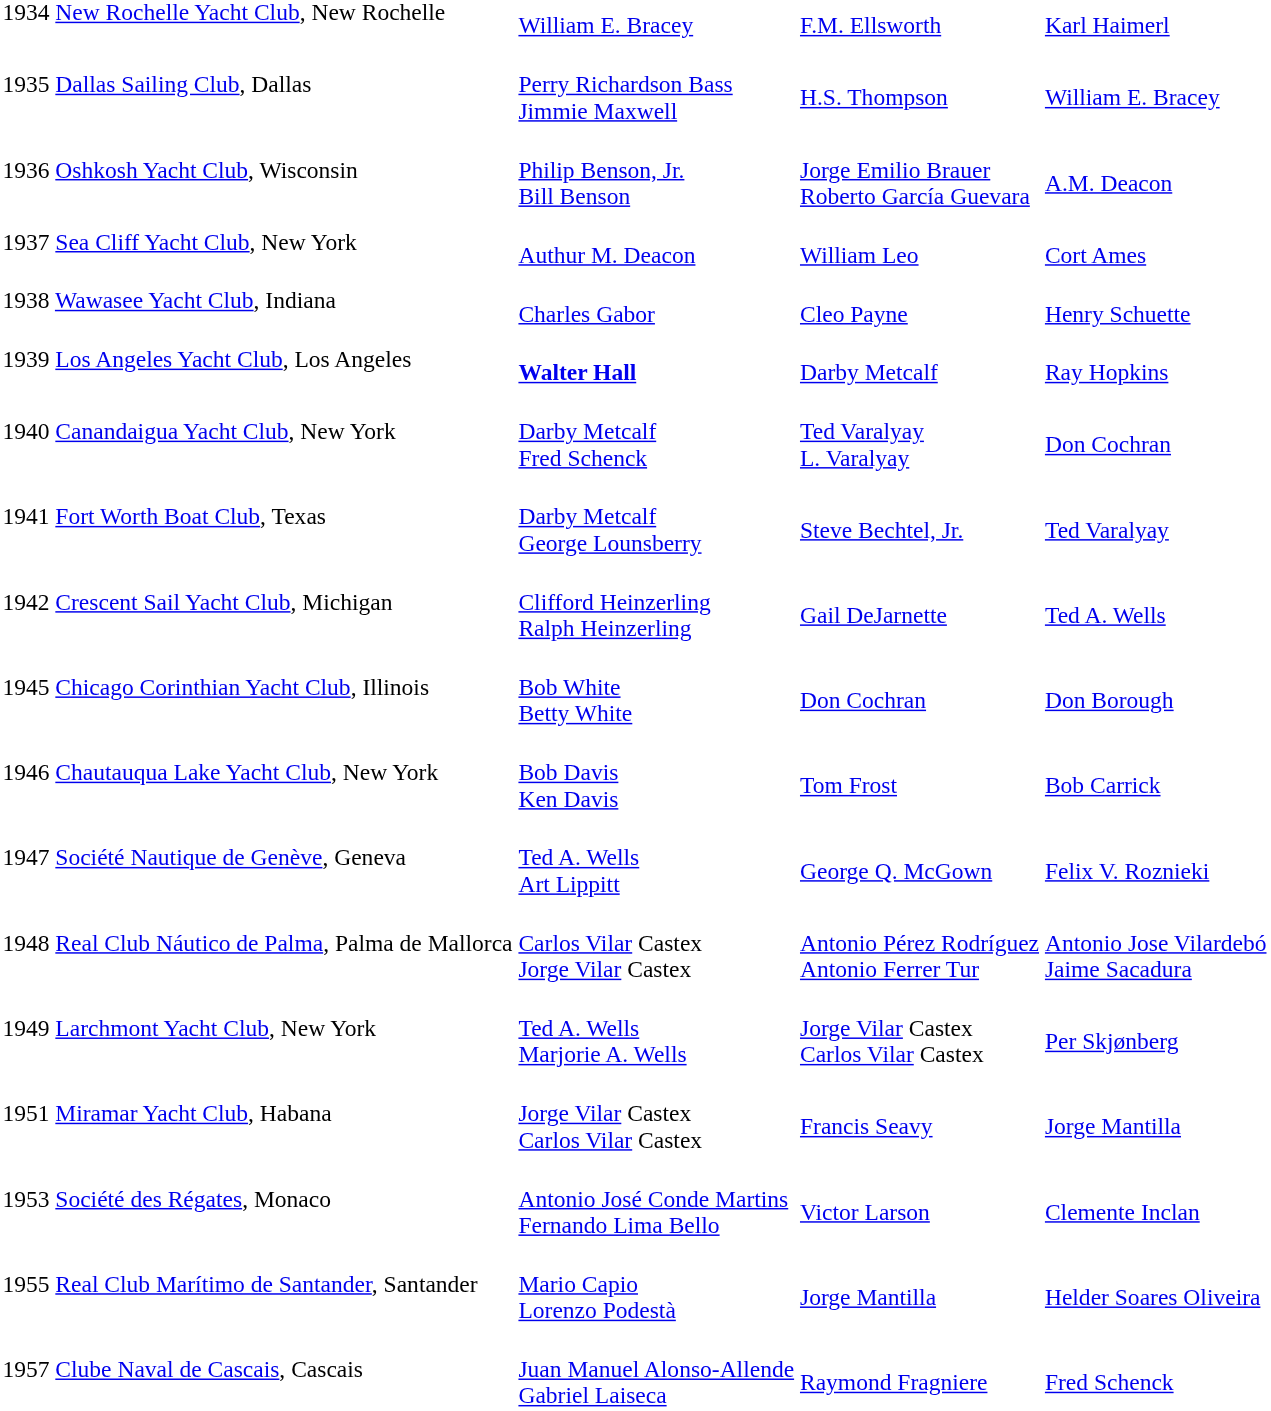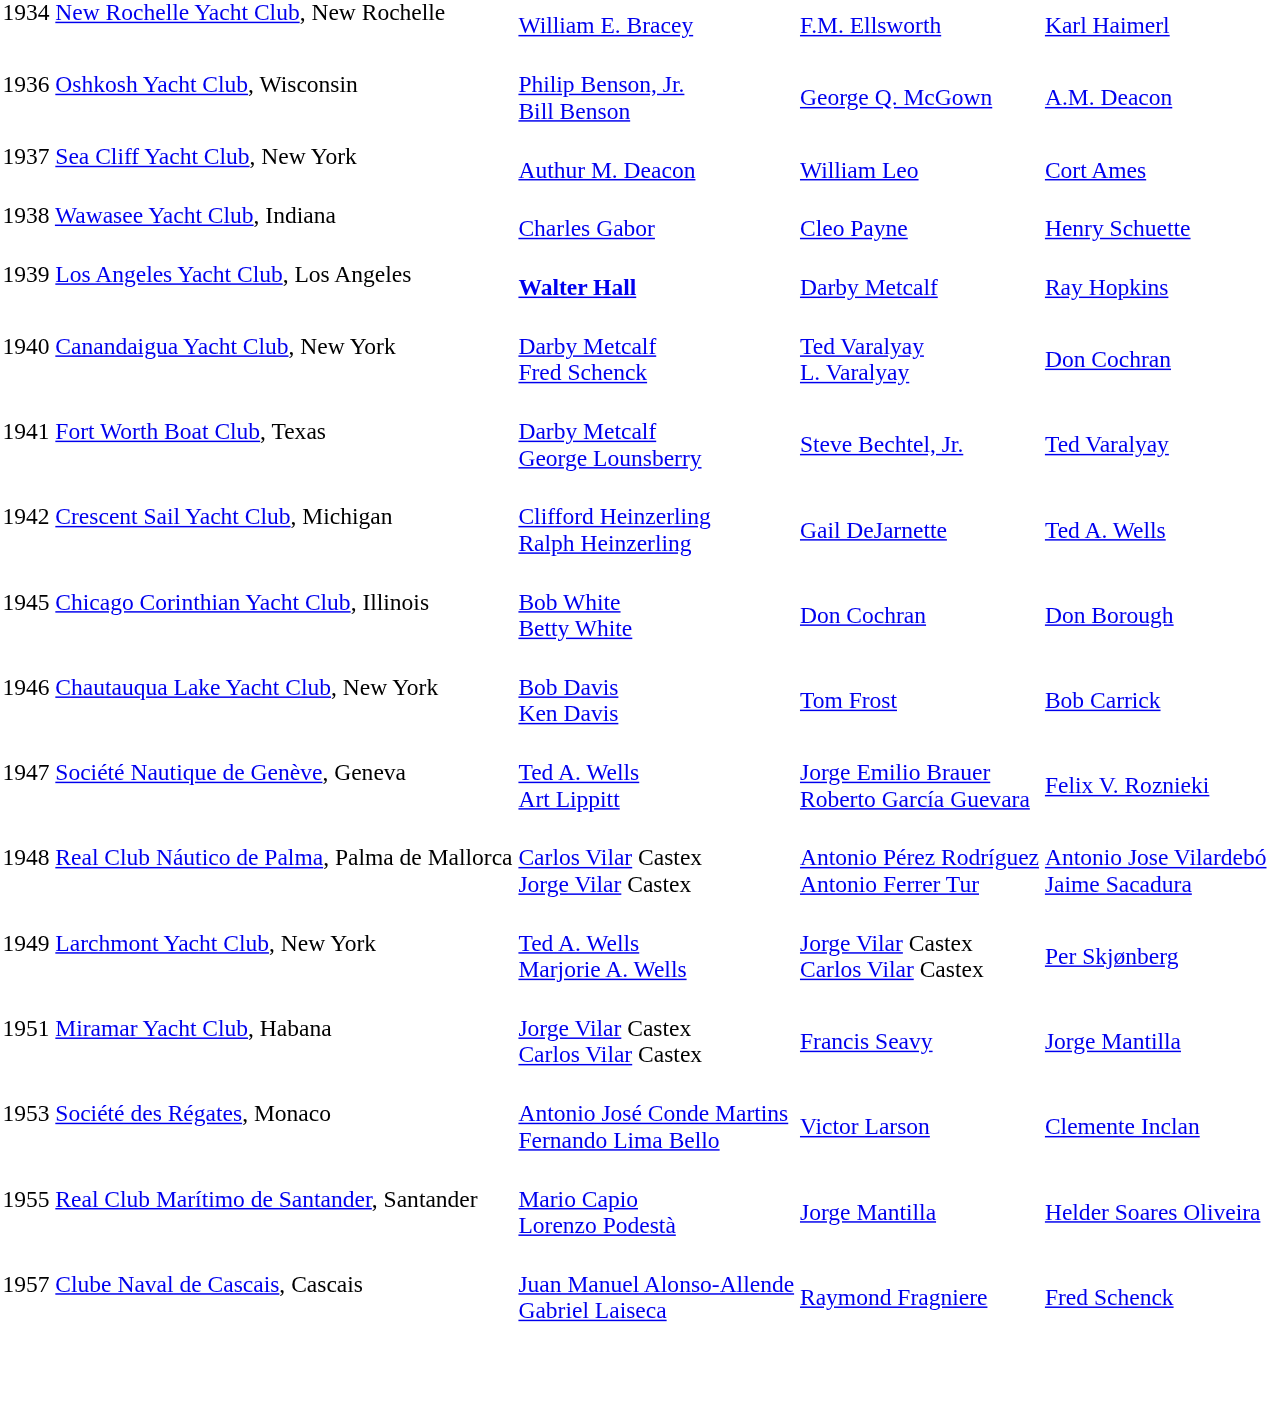- row: (157, 84)
(915, 183) Jorge Emilio Brauer Roberto García Guevara -> (896, 97) George Q. McGown
(896, 871) George Q. McGown -> (915, 785) Jorge Emilio Brauer Roberto García Guevara
